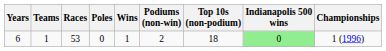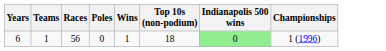- column: (162, 18)
(75, 39) 53 -> (75, 39) 56
